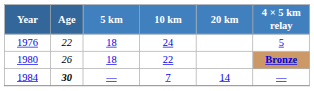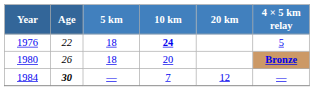(168, 43) normal -> (168, 43) bold
(168, 60) 22 -> (168, 60) 20
(225, 77) 14 -> (225, 77) 12
